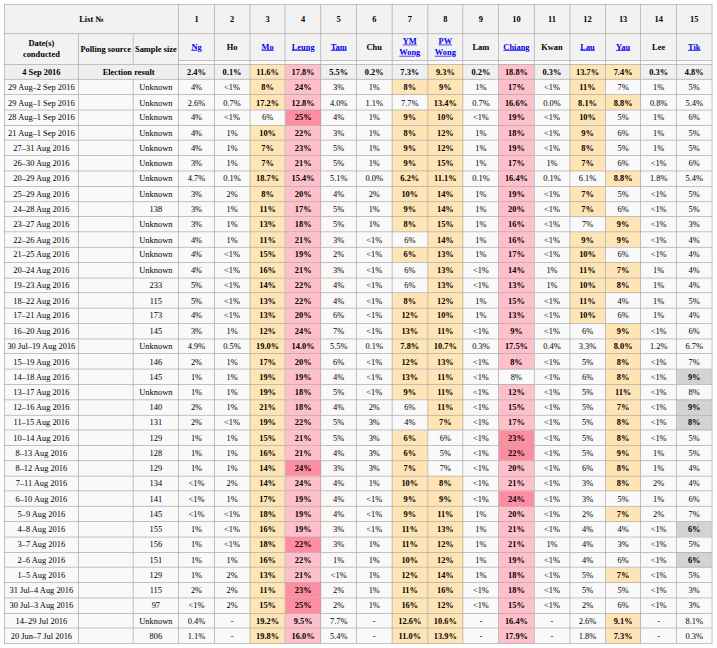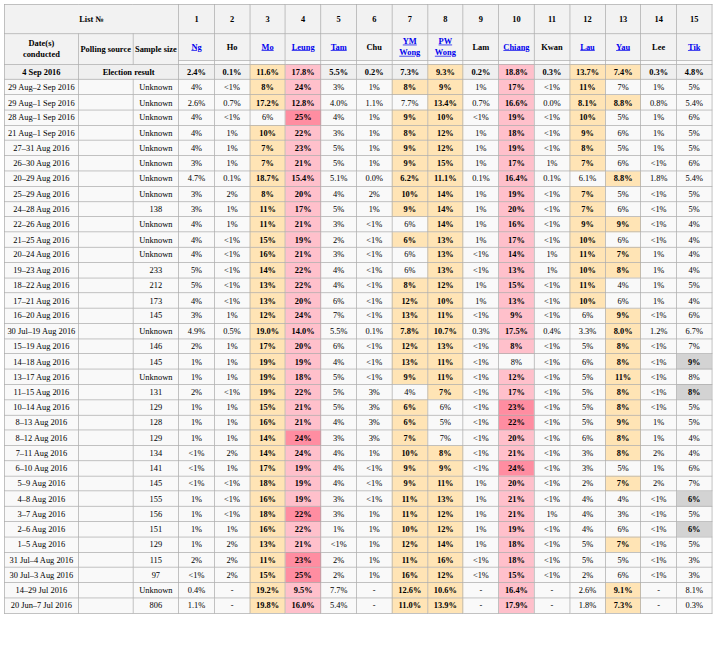- row: (41, 224)
(156, 301) 115 -> (156, 285) 212
- row: (41, 407)
